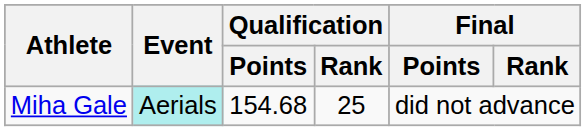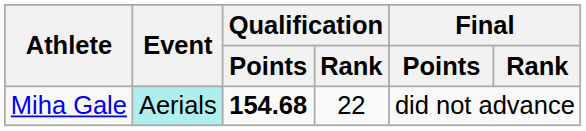(268, 106) normal -> (268, 106) bold
(351, 106) 25 -> (351, 106) 22
